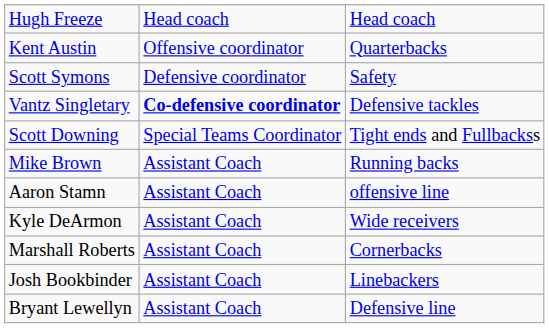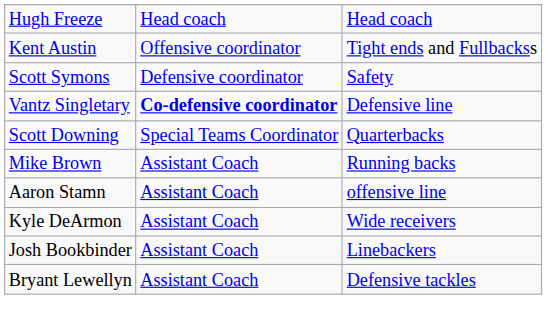(398, 47) Quarterbacks -> (442, 47) Tight ends and Fullbackss
(414, 105) Defensive tackles -> (400, 105) Defensive line
(445, 134) Tight ends and Fullbackss -> (395, 134) Quarterbacks
- row: (72, 250)
(403, 308) Defensive line -> (411, 279) Defensive tackles
